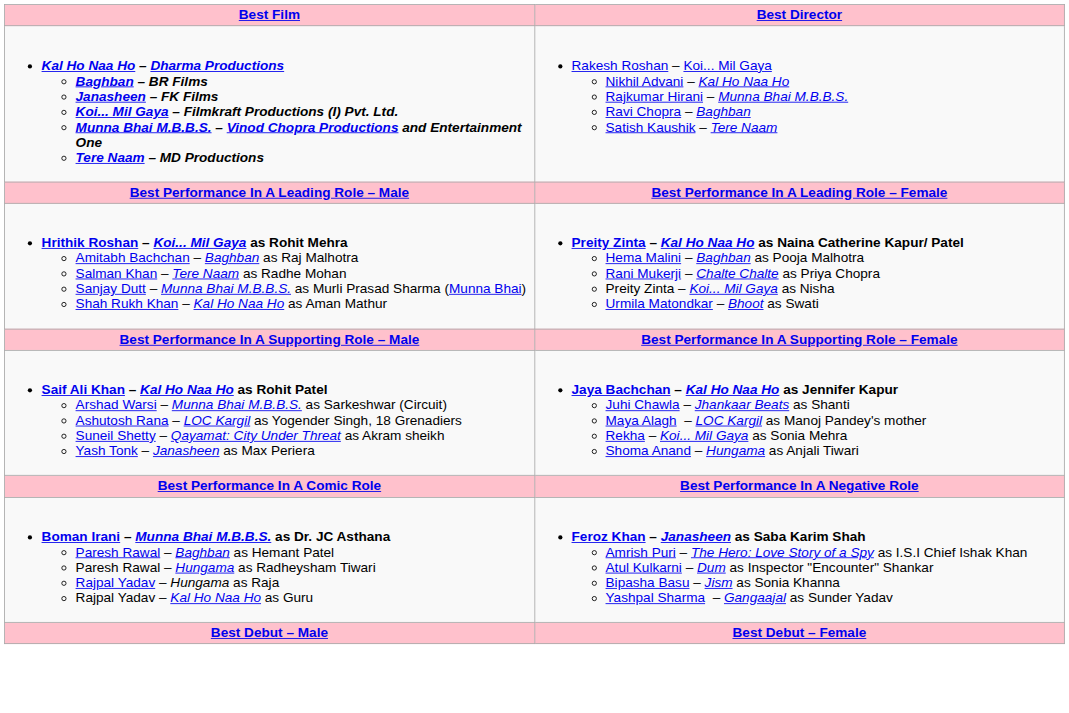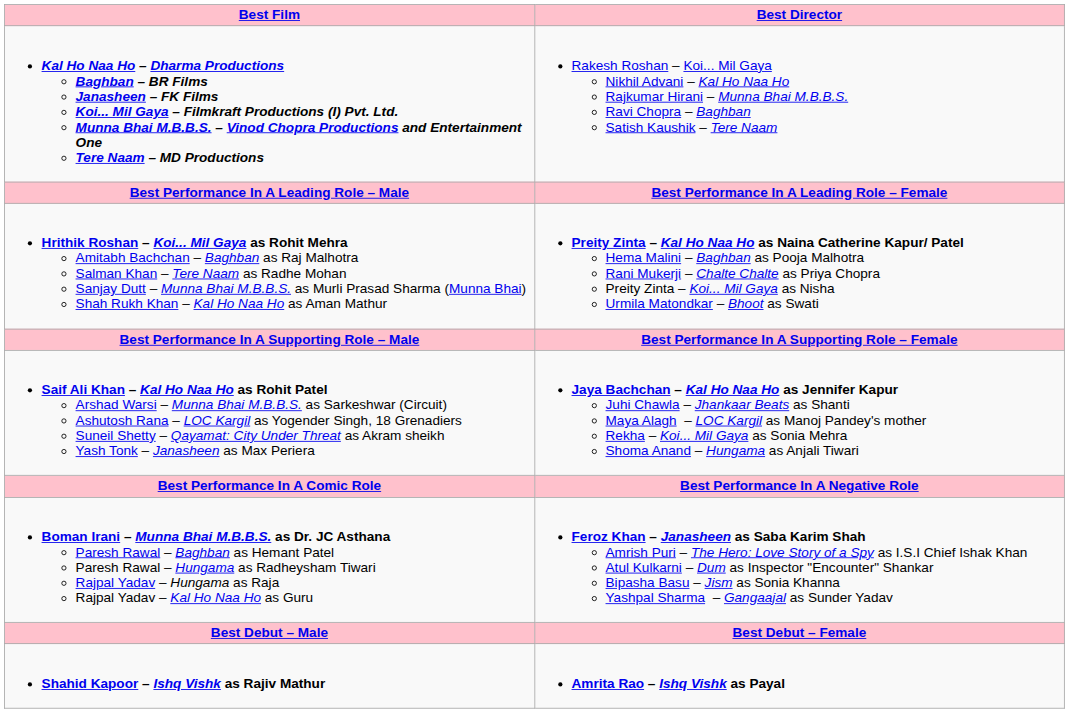+ row: (269, 684)
